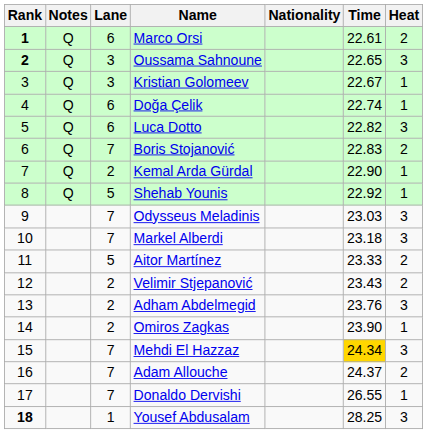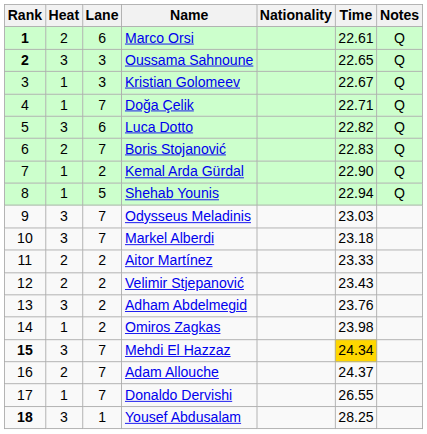columns swapped: (404, 15) <-> (68, 15)
(111, 104) 6 -> (102, 104) 7
(365, 104) 22.74 -> (356, 104) 22.71
(365, 194) 22.92 -> (356, 194) 22.94
(111, 261) 5 -> (102, 261) 2
(365, 328) 23.90 -> (356, 328) 23.98
(25, 350) normal -> (25, 350) bold
